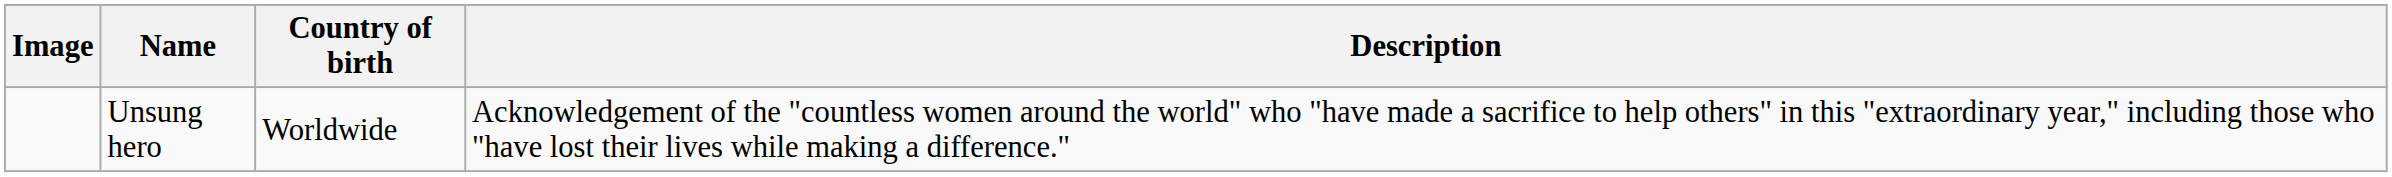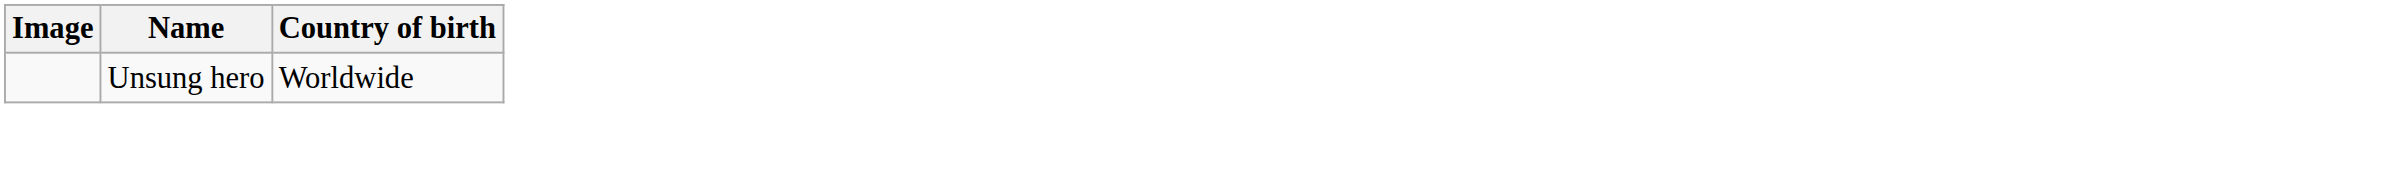- column: (1426, 45)
